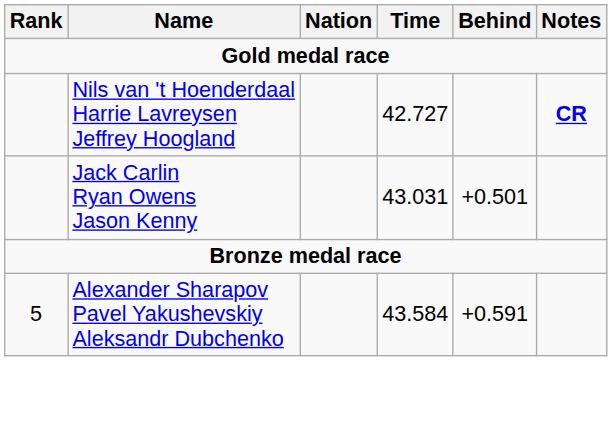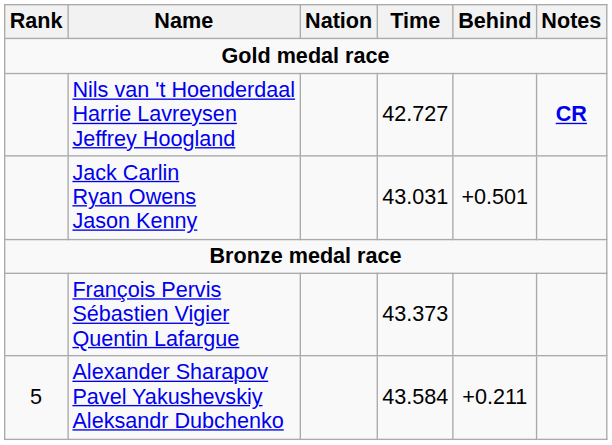+ row: (156, 314)
(495, 314) +0.591 -> (495, 397) +0.211
